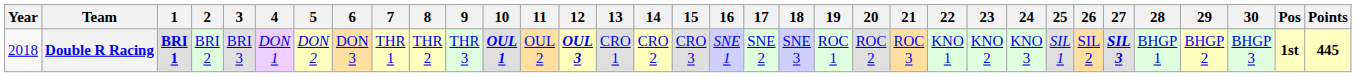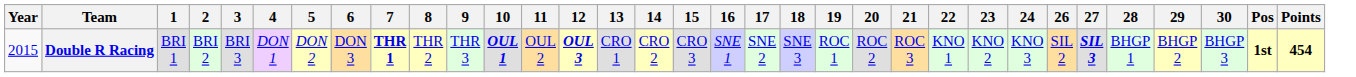- column: (1060, 16)
(23, 49) 2018 -> (23, 49) 2015
(174, 49) bold -> (173, 49) normal
(390, 49) normal -> (390, 49) bold
(1328, 49) 445 -> (1301, 49) 454
